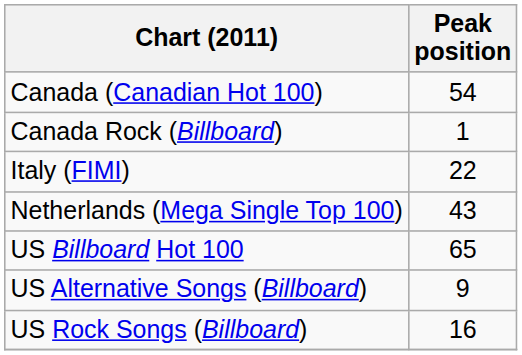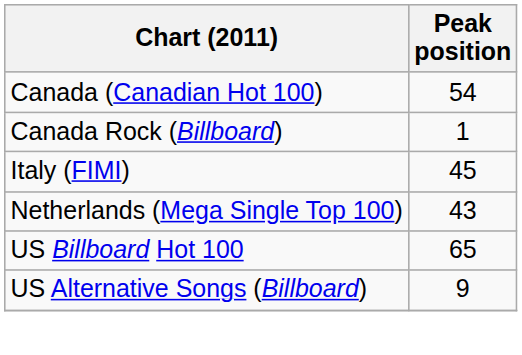(463, 171) 22 -> (463, 171) 45
- row: (159, 329)
